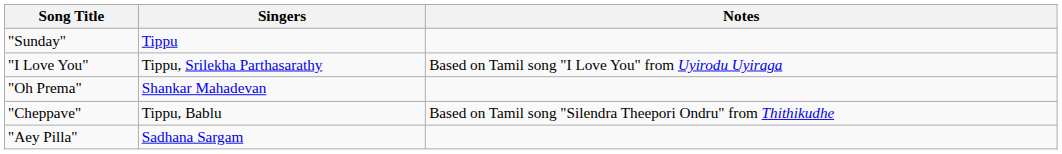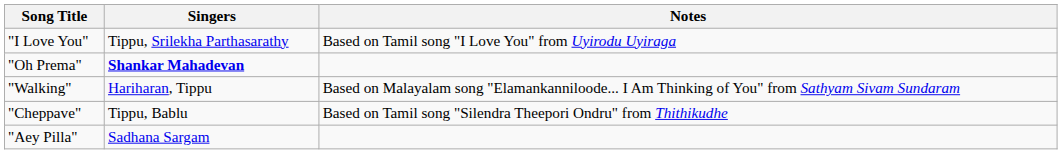- row: (37, 40)
(204, 88) normal -> (176, 64) bold
+ row: (40, 88)
